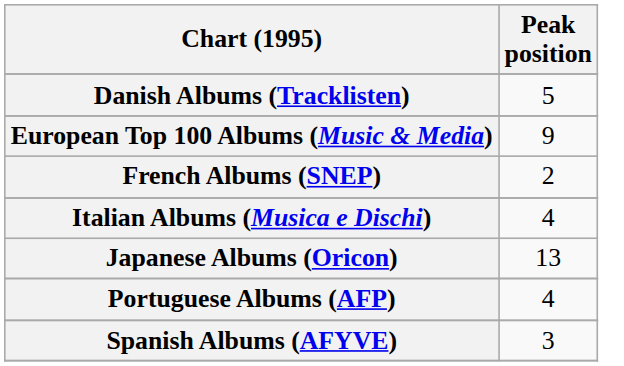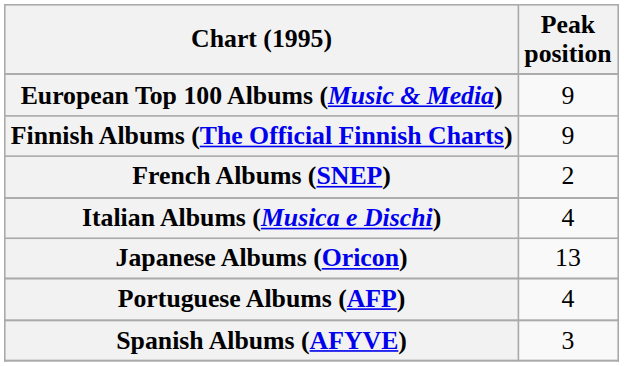- row: (252, 94)
+ row: (262, 135)
